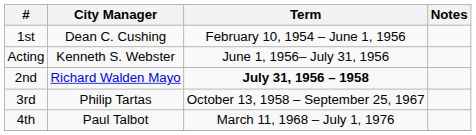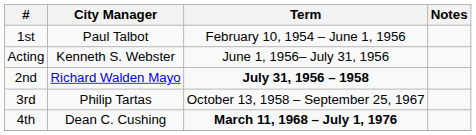(116, 36) Dean C. Cushing -> (116, 36) Paul Talbot
(116, 120) Paul Talbot -> (116, 120) Dean C. Cushing
(306, 120) normal -> (306, 120) bold
